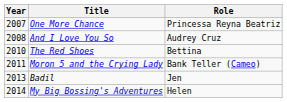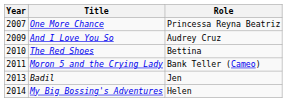(16, 38) 2008 -> (16, 38) 2009
